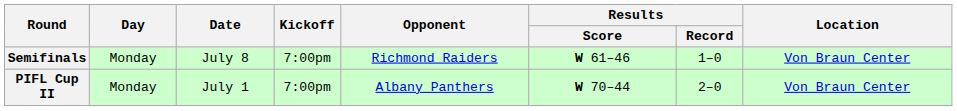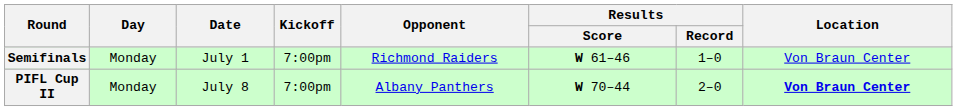(225, 58) July 8 -> (225, 58) July 1
(225, 87) July 1 -> (225, 87) July 8
(847, 87) normal -> (847, 87) bold
